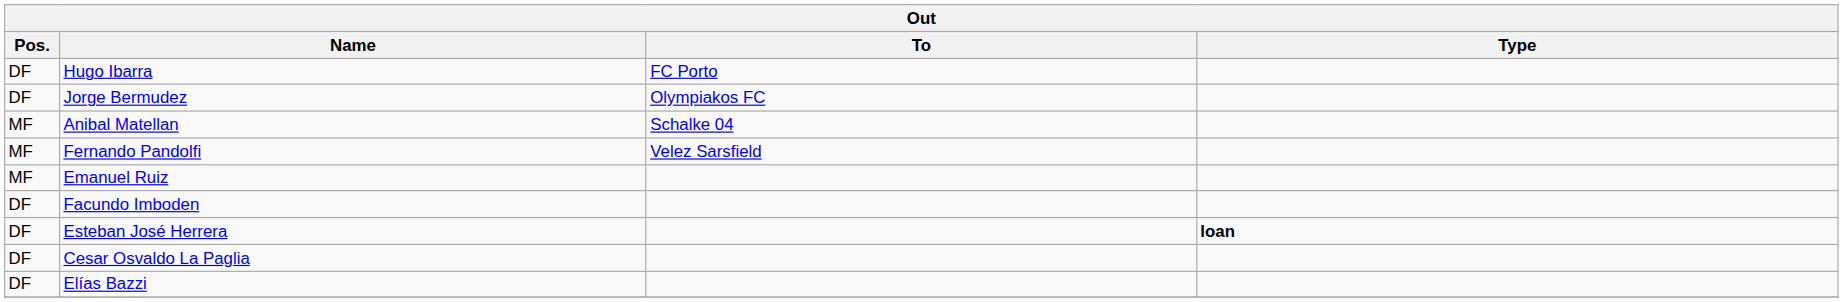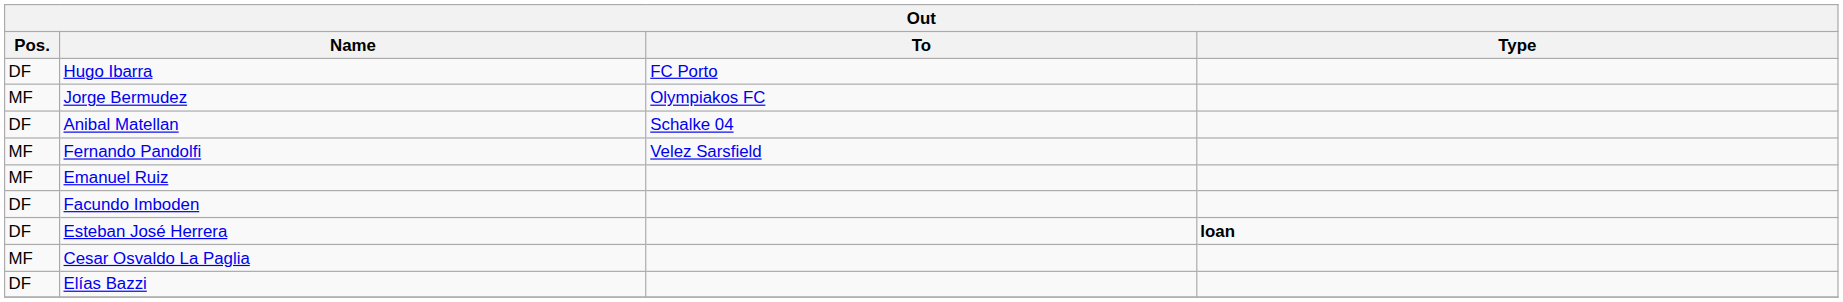(20, 98) DF -> (21, 98) MF
(21, 125) MF -> (20, 125) DF
(20, 258) DF -> (21, 258) MF
